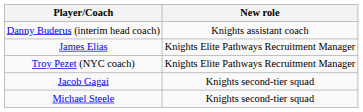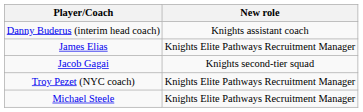rows swapped: (83, 81) <-> (83, 64)
(260, 98) Knights second-tier squad -> (260, 98) Knights Elite Pathways Recruitment Manager
